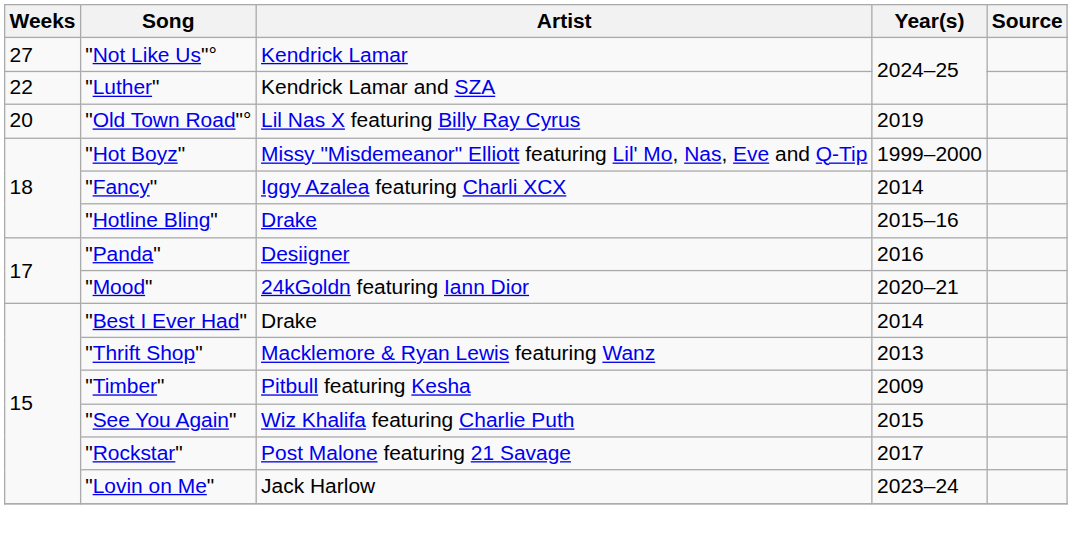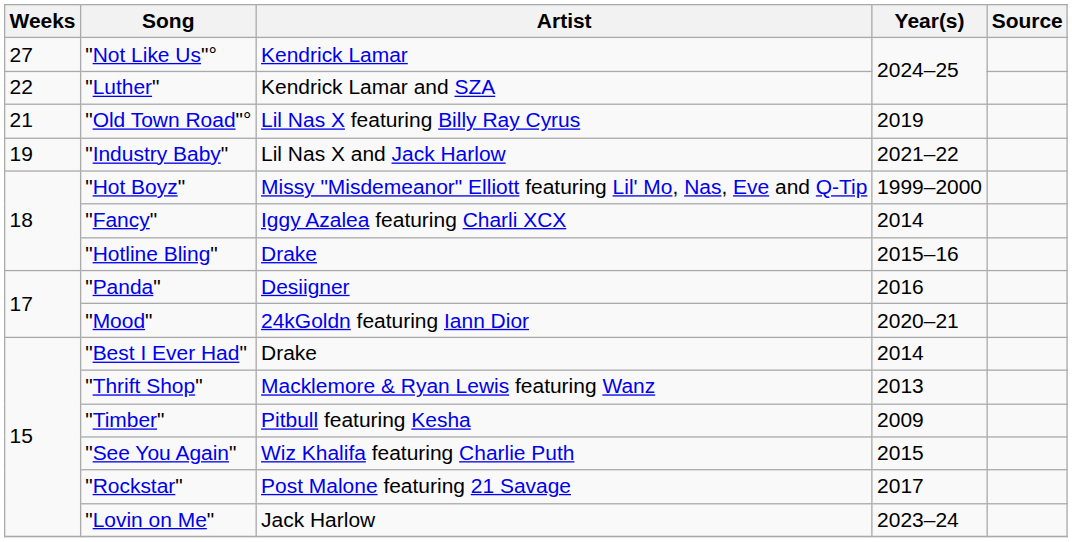(21, 120) 20 -> (21, 120) 21
+ row: (157, 154)
